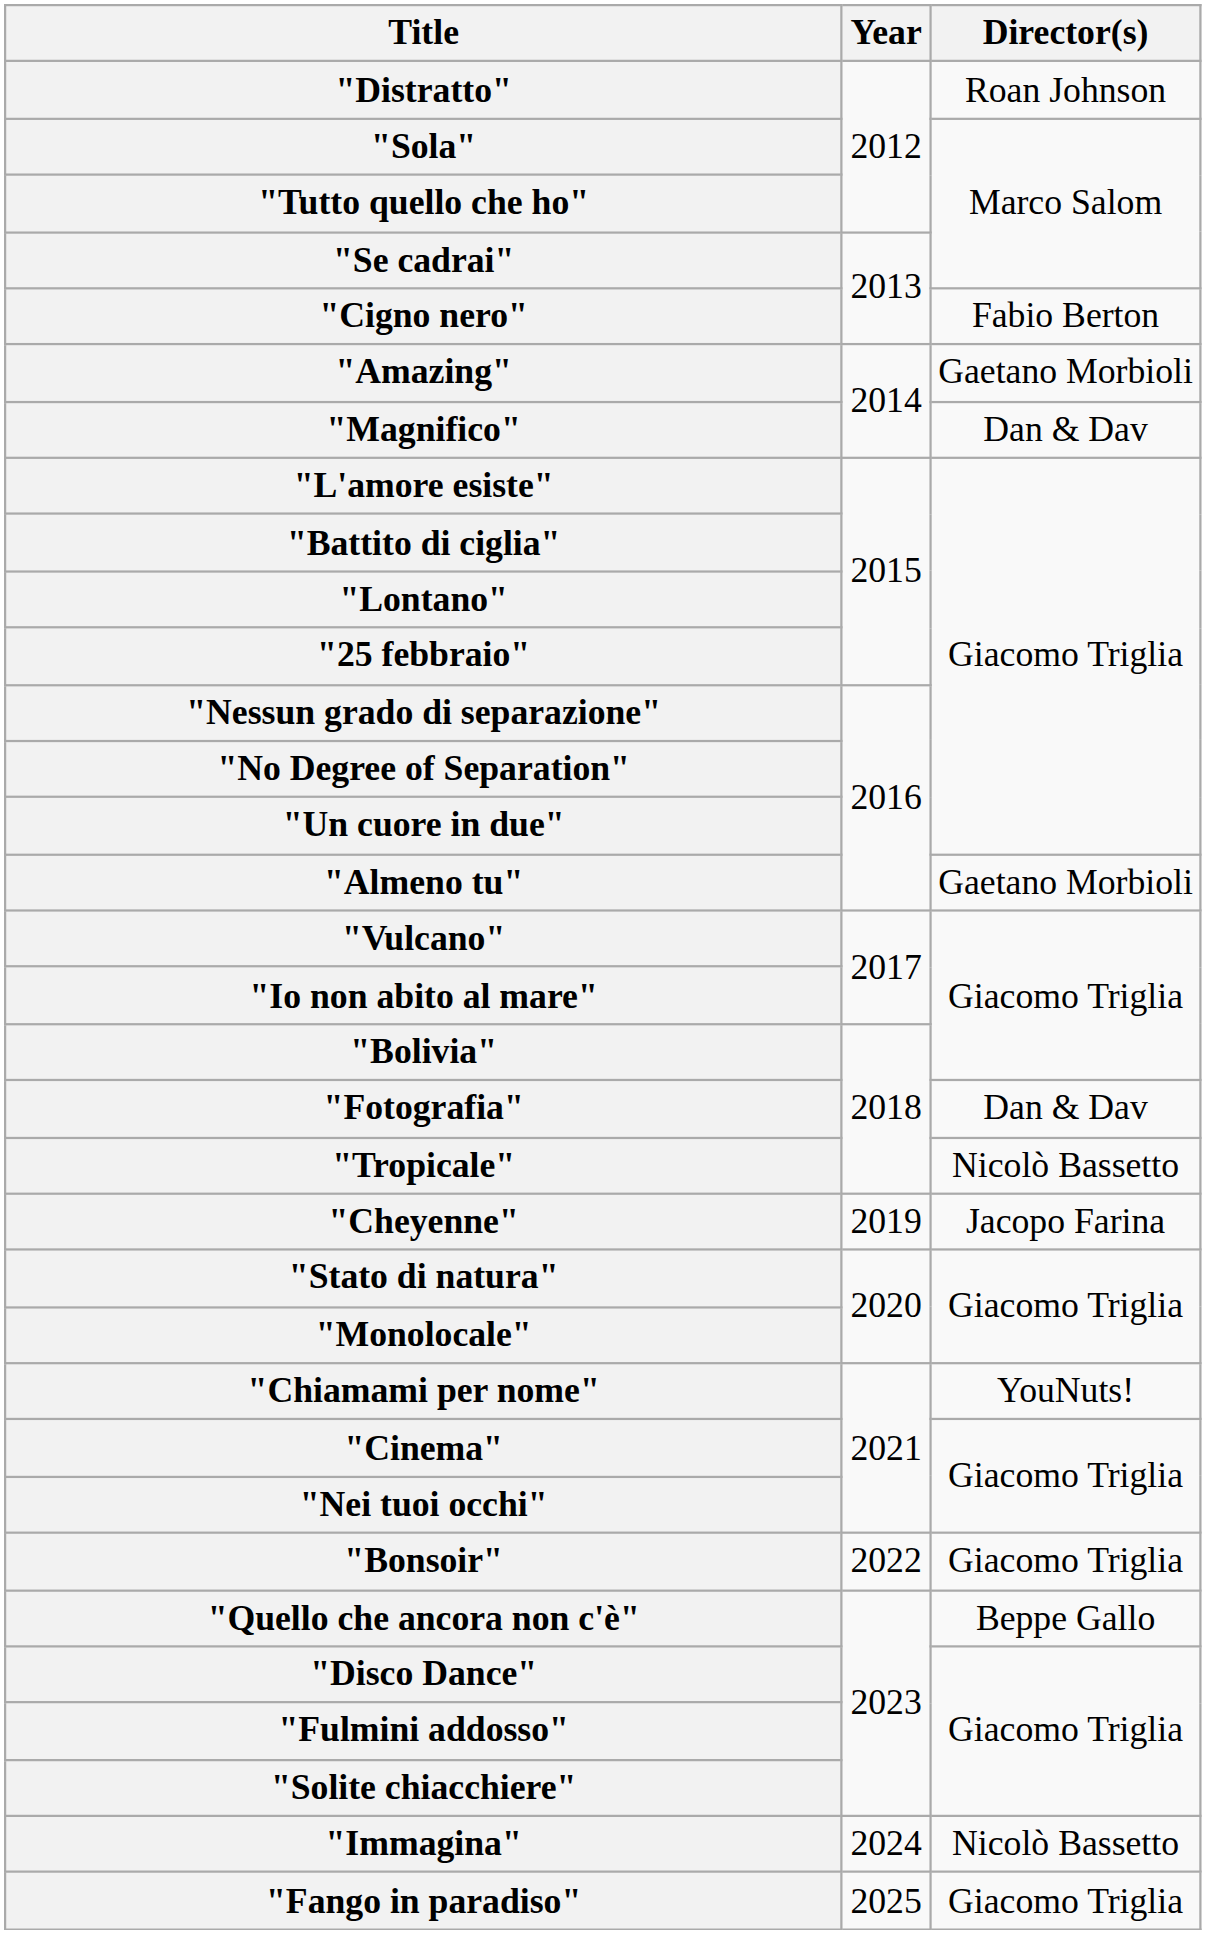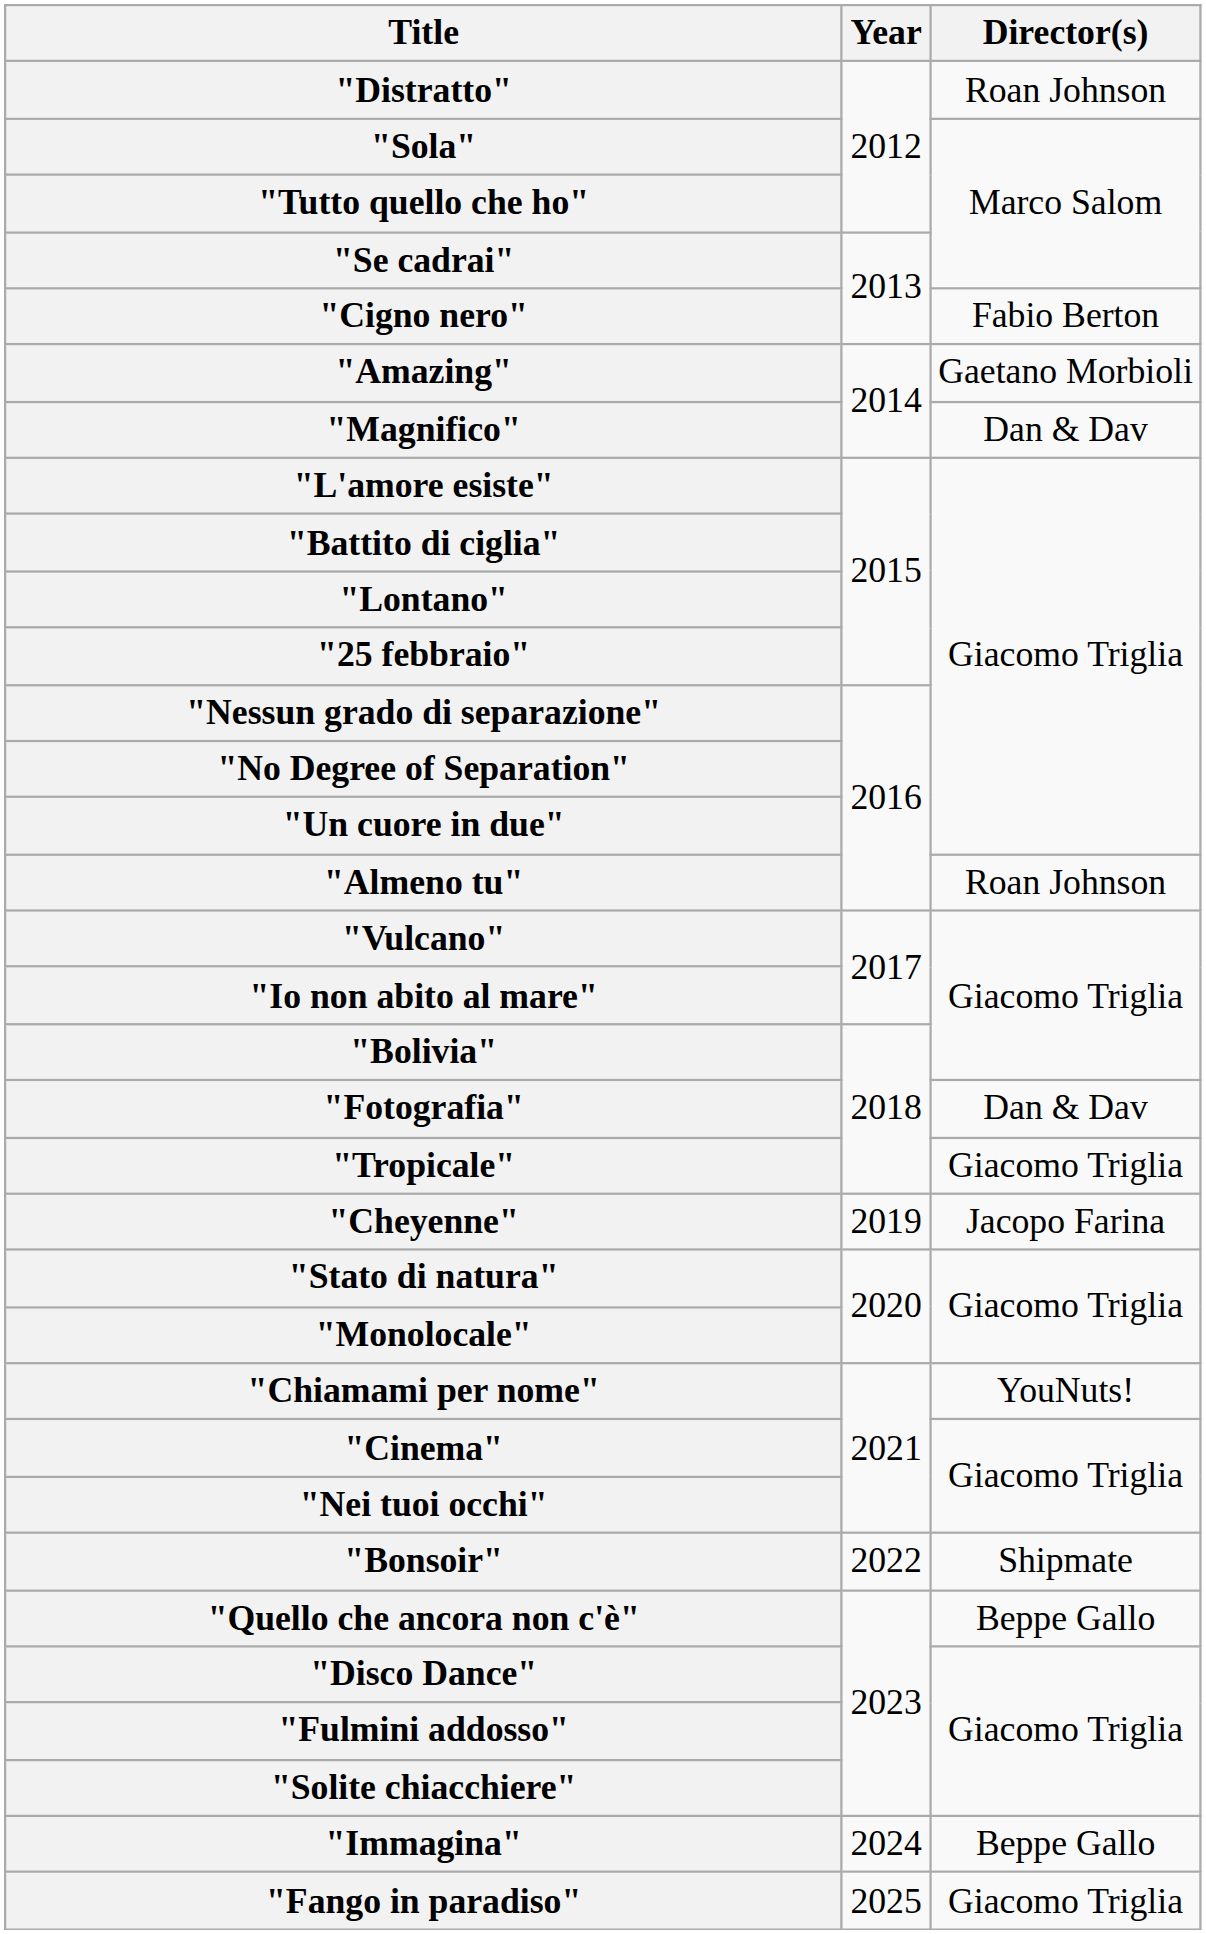(1066, 881) Gaetano Morbioli -> (1066, 881) Roan Johnson
(1066, 1164) Nicolò Bassetto -> (1066, 1164) Giacomo Triglia
(1066, 1560) Giacomo Triglia -> (1066, 1560) Shipmate
(1066, 1843) Nicolò Bassetto -> (1066, 1843) Beppe Gallo
